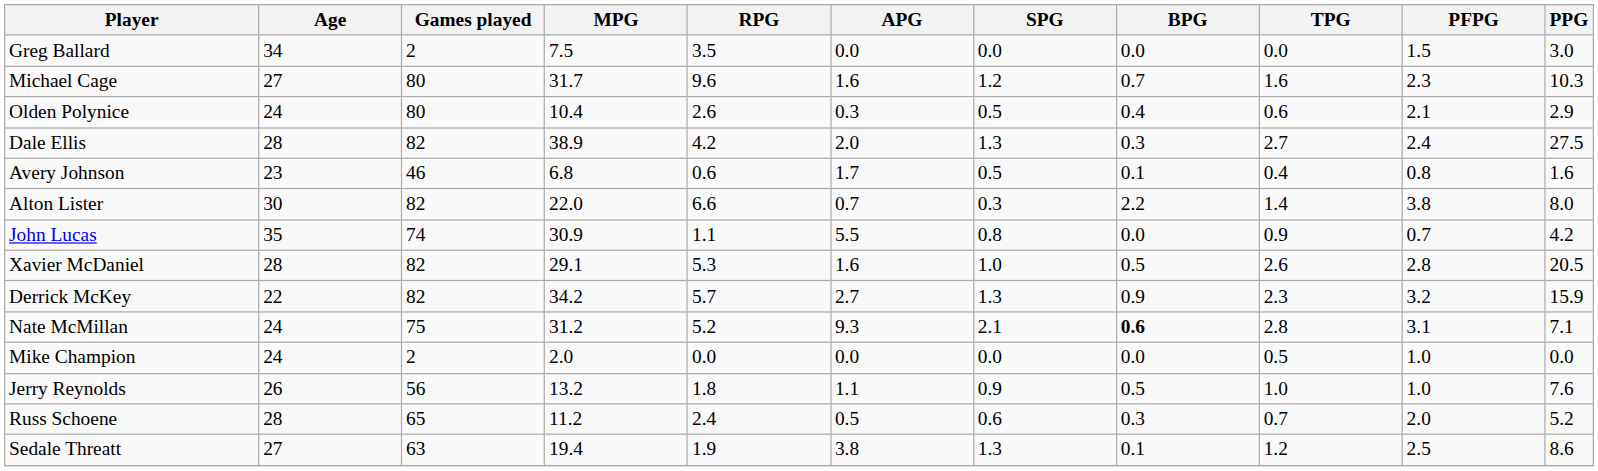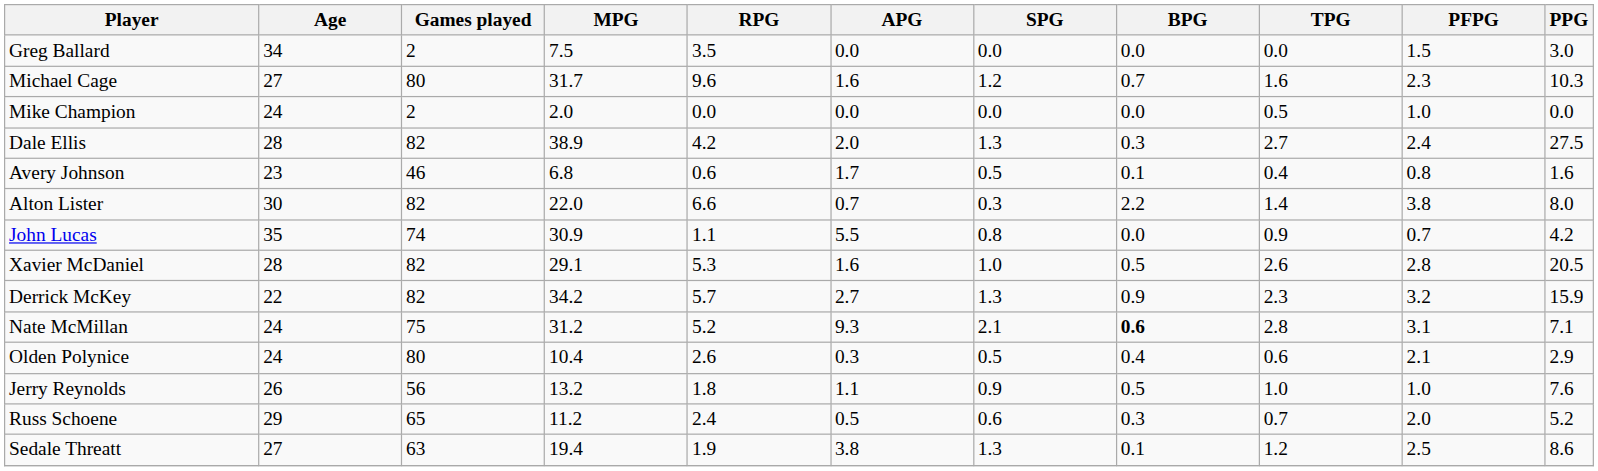rows swapped: (72, 357) <-> (69, 111)
(273, 419) 28 -> (273, 419) 29
